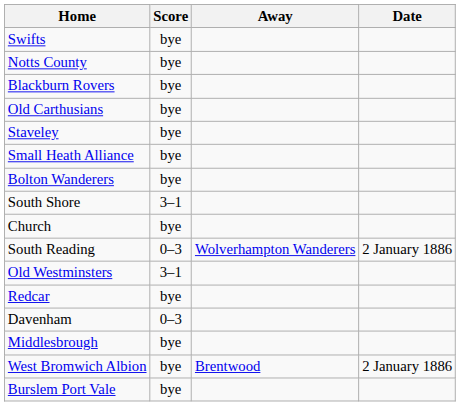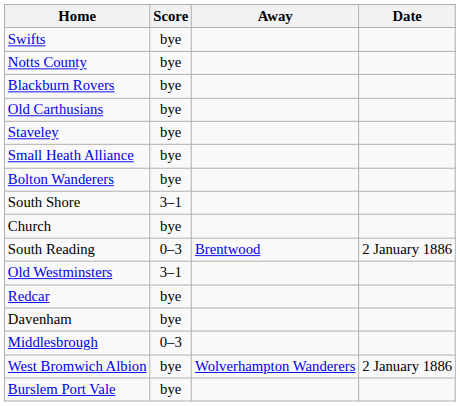(275, 249) Wolverhampton Wanderers -> (228, 249) Brentwood
(171, 319) 0–3 -> (171, 319) bye
(171, 343) bye -> (171, 343) 0–3
(228, 366) Brentwood -> (275, 366) Wolverhampton Wanderers
